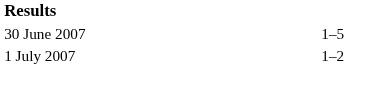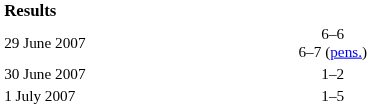+ row: (45, 42)
(333, 33) 1–5 -> (333, 73) 1–2
(333, 55) 1–2 -> (333, 96) 1–5
